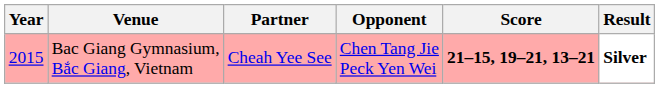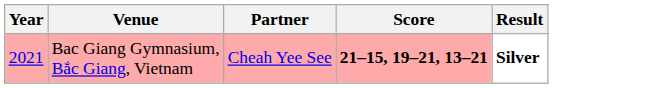- column: (389, 19)
(26, 58) 2015 -> (26, 58) 2021
